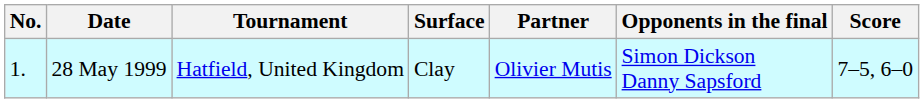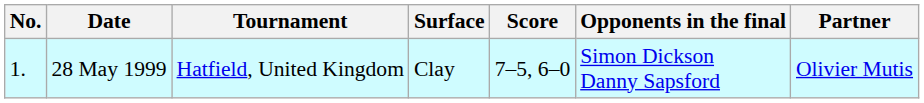columns swapped: (553, 21) <-> (875, 21)
